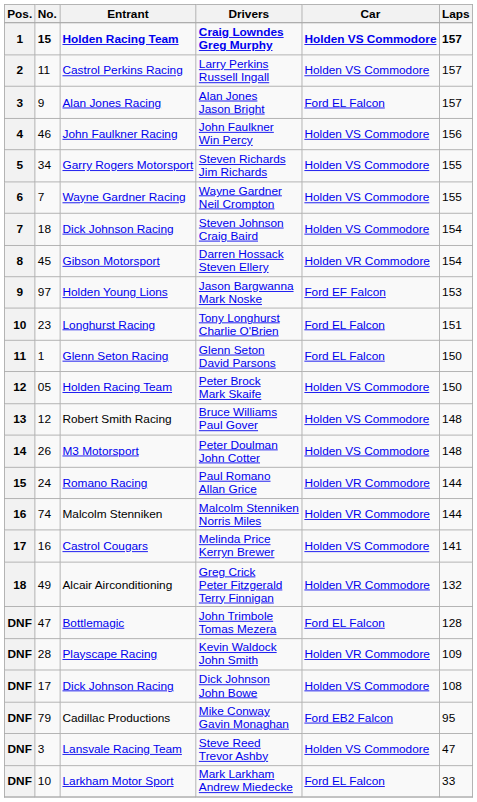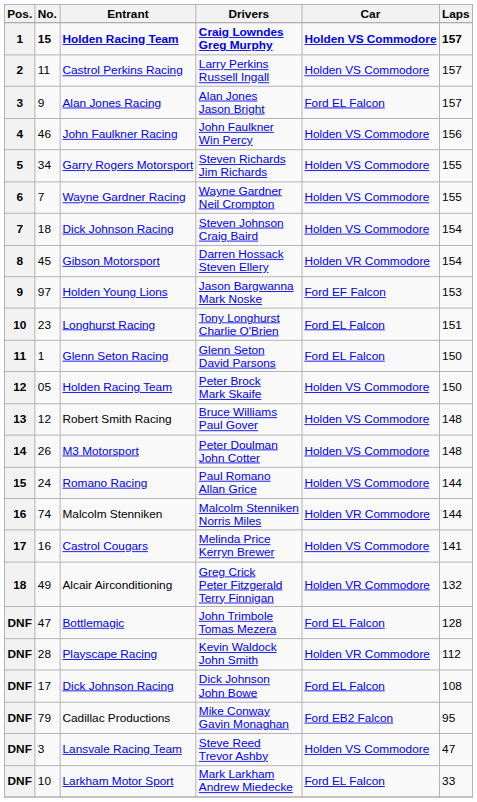(367, 482) Holden VR Commodore -> (367, 482) Holden VS Commodore
(452, 654) 109 -> (451, 654) 112
(367, 686) Holden VS Commodore -> (345, 686) Ford EL Falcon
